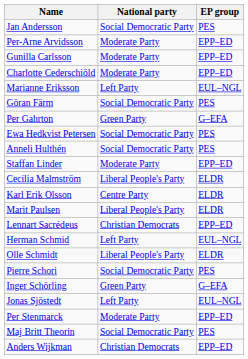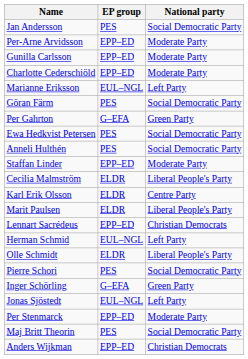columns swapped: (147, 12) <-> (220, 12)
